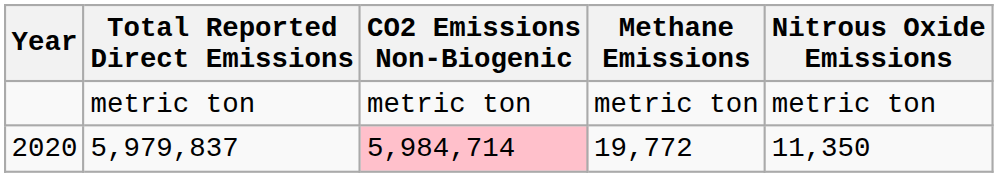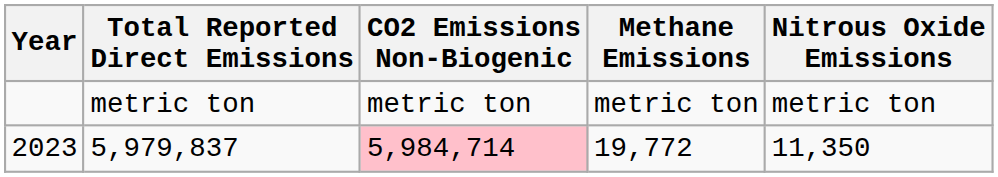(45, 148) 2020 -> (45, 148) 2023
